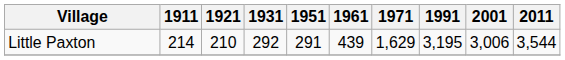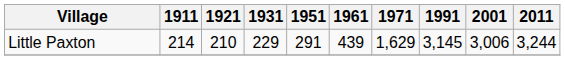(266, 42) 292 -> (266, 42) 229
(443, 42) 3,195 -> (443, 42) 3,145
(536, 42) 3,544 -> (536, 42) 3,244
